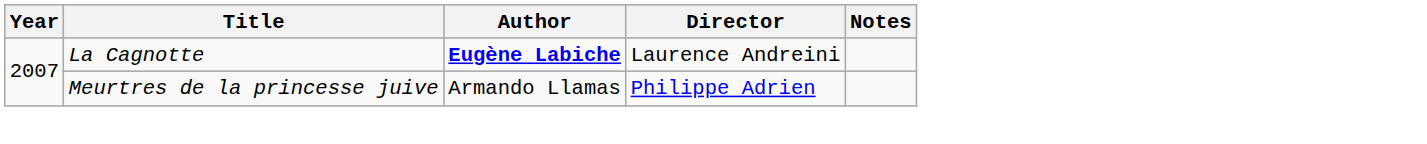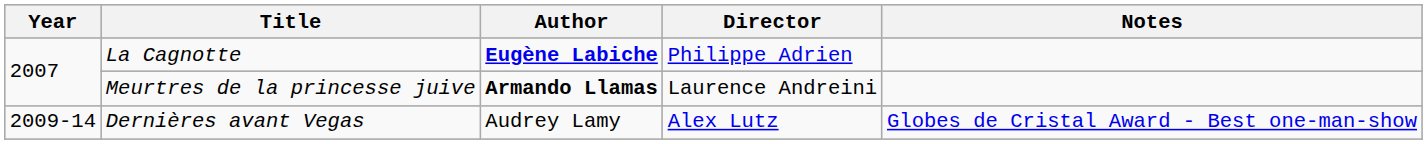(735, 55) Laurence Andreini -> (760, 55) Philippe Adrien
(535, 88) normal -> (572, 88) bold
(723, 88) Philippe Adrien -> (772, 88) Laurence Andreini
+ row: (235, 122)
